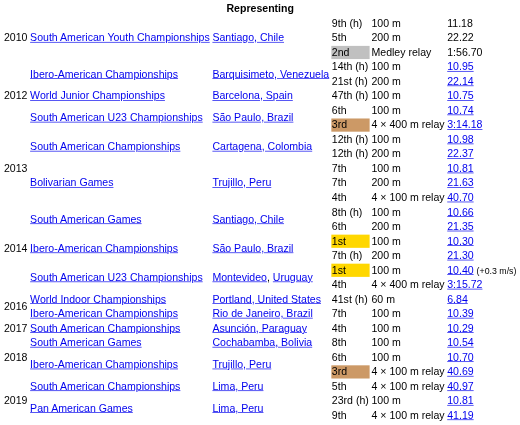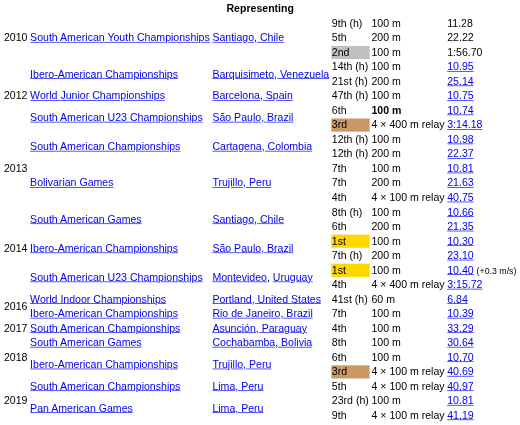(460, 23) 11.18 -> (460, 23) 11.28
(401, 52) Medley relay -> (386, 52) 100 m
(460, 81) 22.14 -> (460, 81) 25.14
(386, 110) normal -> (386, 110) bold
(460, 197) 40.70 -> (460, 197) 40.75
(460, 255) 21.30 -> (460, 255) 23.10
(460, 328) 10.29 -> (460, 328) 33.29
(460, 343) 10.54 -> (460, 343) 30.64
